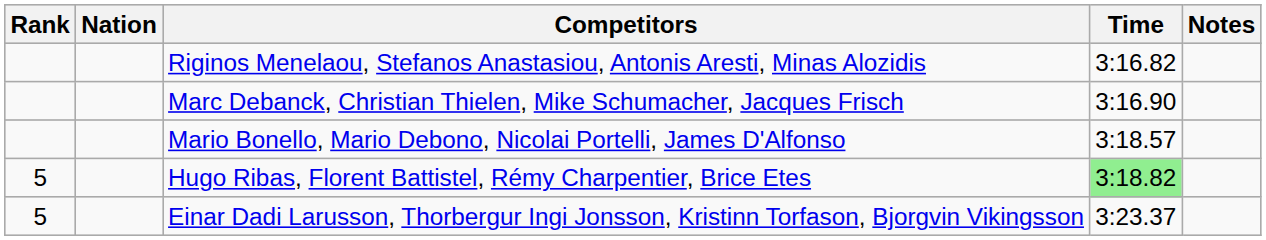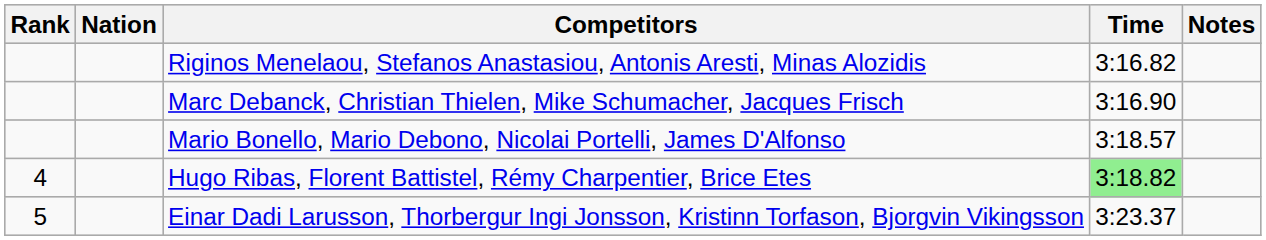(40, 178) 5 -> (40, 178) 4
